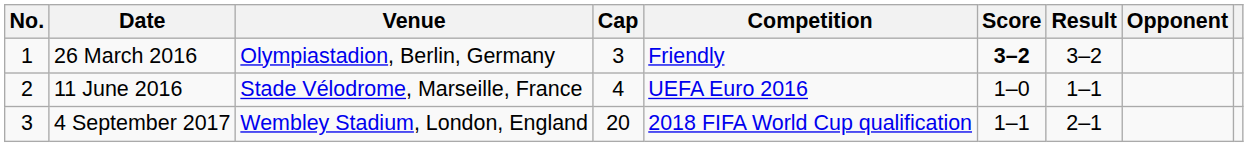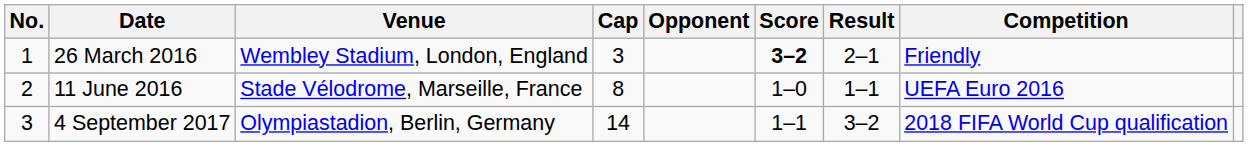columns swapped: (1177, 21) <-> (810, 21)
(398, 55) Olympiastadion, Berlin, Germany -> (414, 55) Wembley Stadium, London, England
(1084, 55) 3–2 -> (862, 55) 2–1
(618, 89) 4 -> (618, 89) 8
(414, 123) Wembley Stadium, London, England -> (398, 123) Olympiastadion, Berlin, Germany
(618, 123) 20 -> (618, 123) 14
(1084, 123) 2–1 -> (862, 123) 3–2
